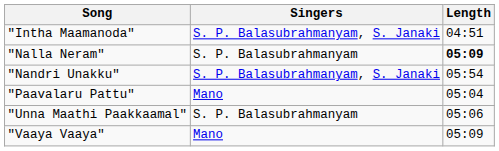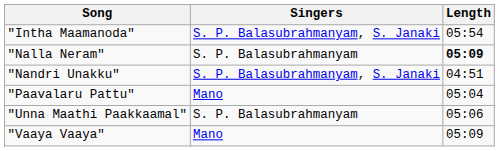(465, 35) 04:51 -> (465, 35) 05:54
(465, 75) 05:54 -> (465, 75) 04:51
